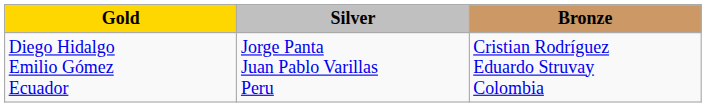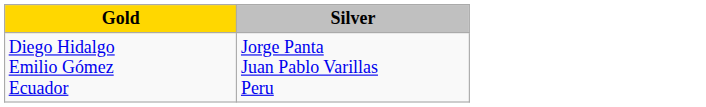- column: (585, 18)
